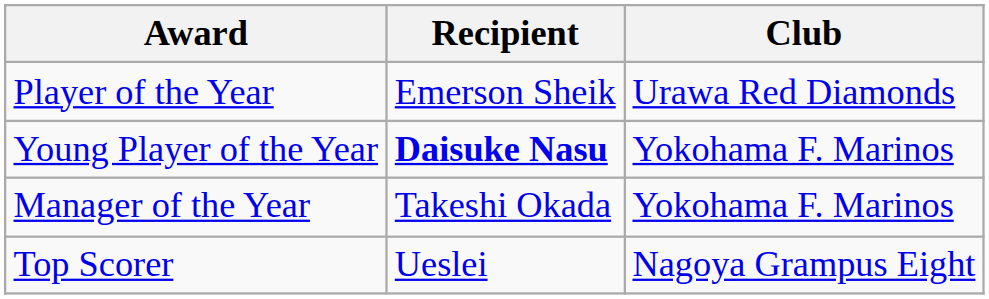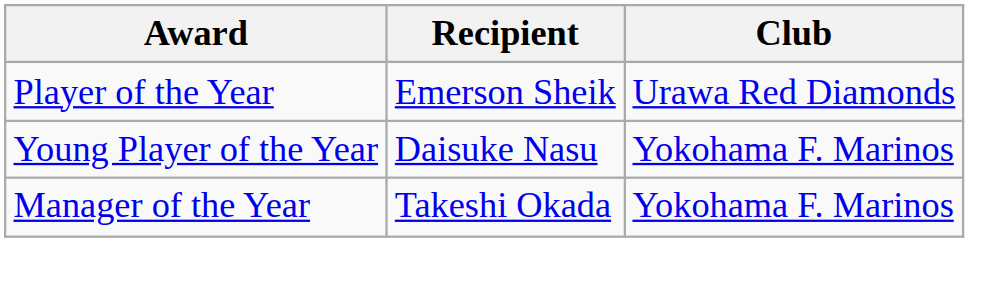(501, 148) bold -> (496, 148) normal
- row: (93, 263)
